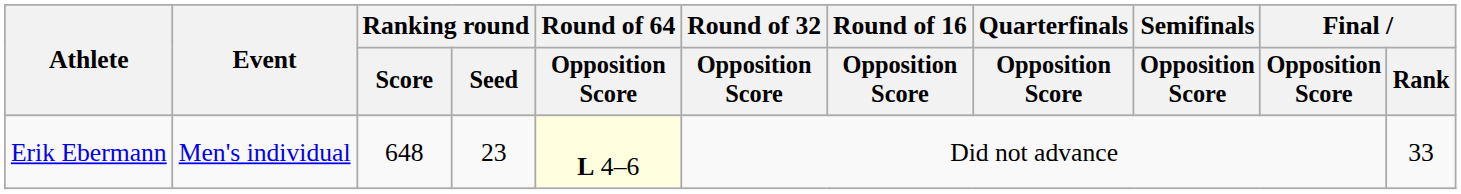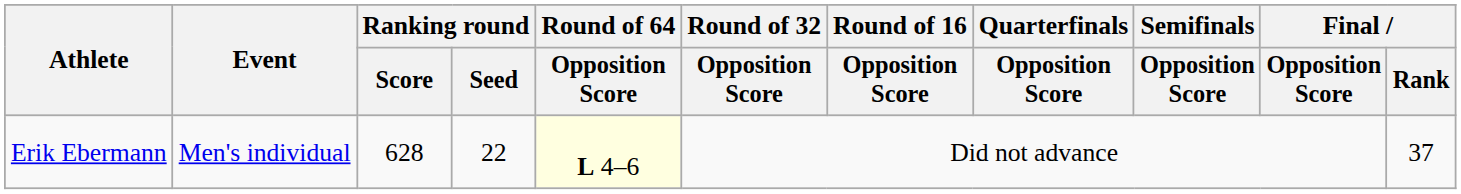(404, 151) 648 -> (404, 151) 628
(494, 151) 23 -> (494, 151) 22
(1421, 151) 33 -> (1421, 151) 37
